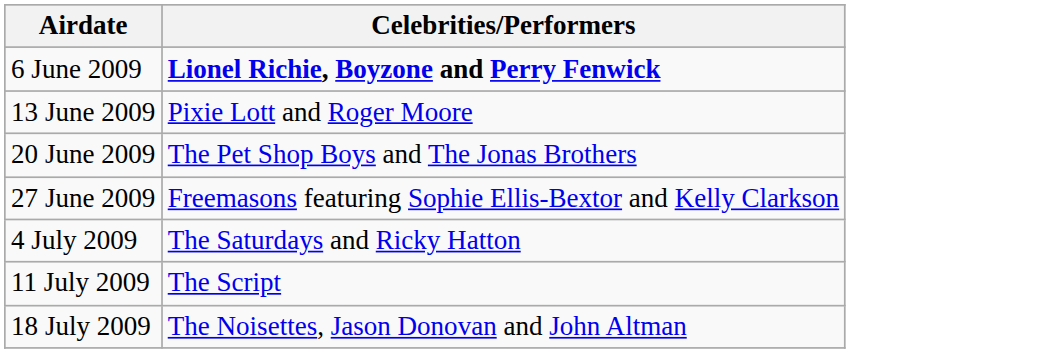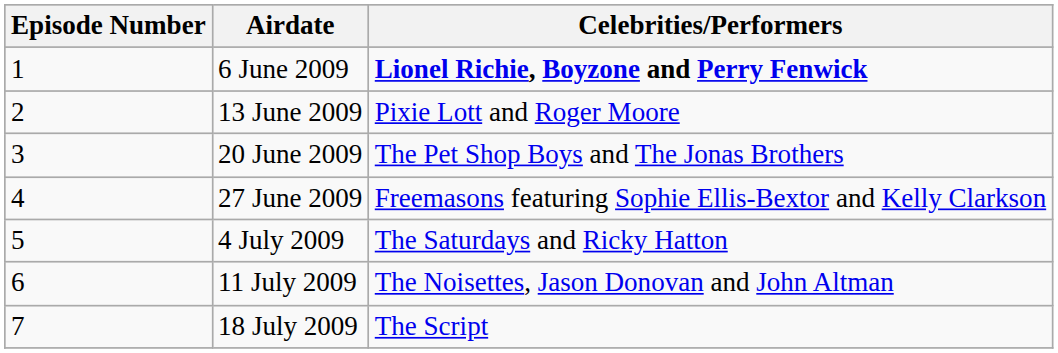+ column: (108, 25)
(224, 283) The Script -> (634, 283) The Noisettes, Jason Donovan and John Altman
(427, 326) The Noisettes, Jason Donovan and John Altman -> (431, 326) The Script
